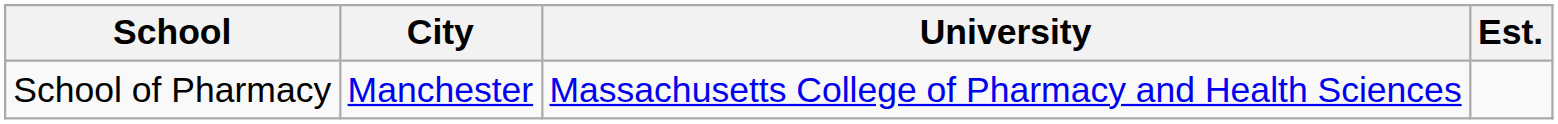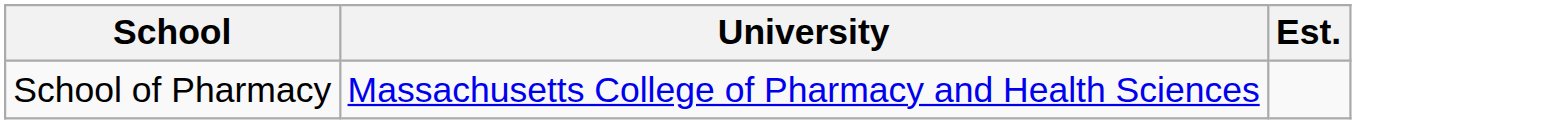- column: (440, 32)
